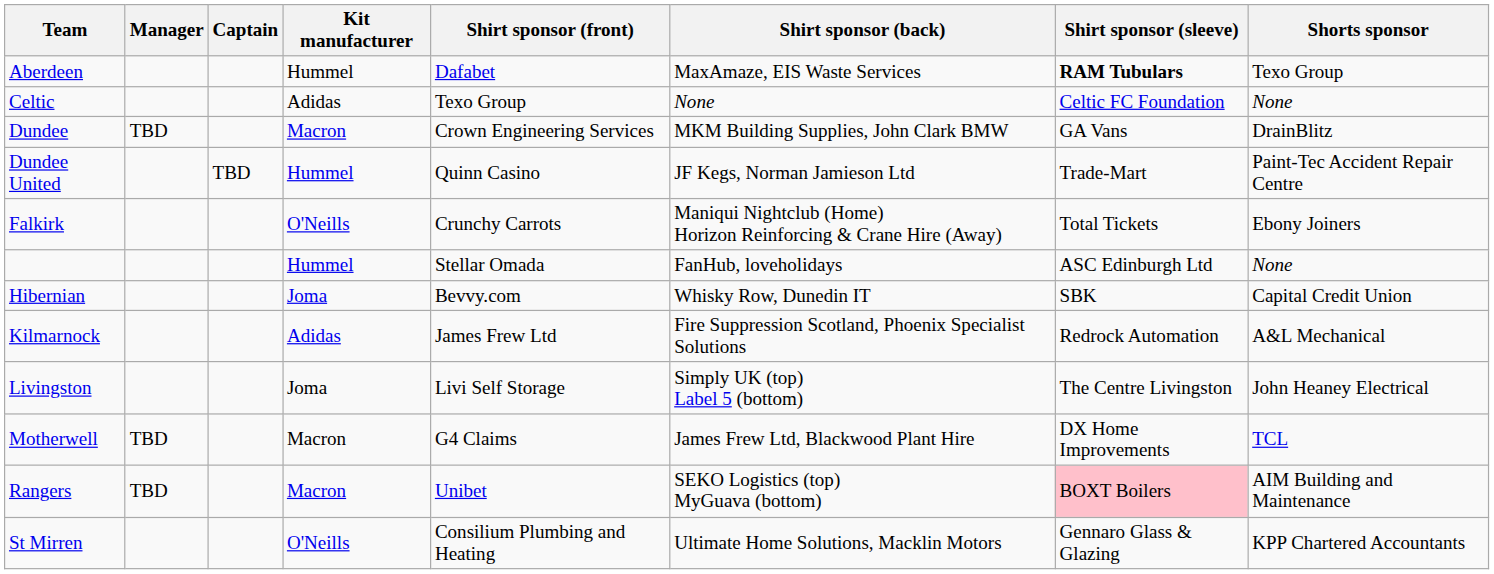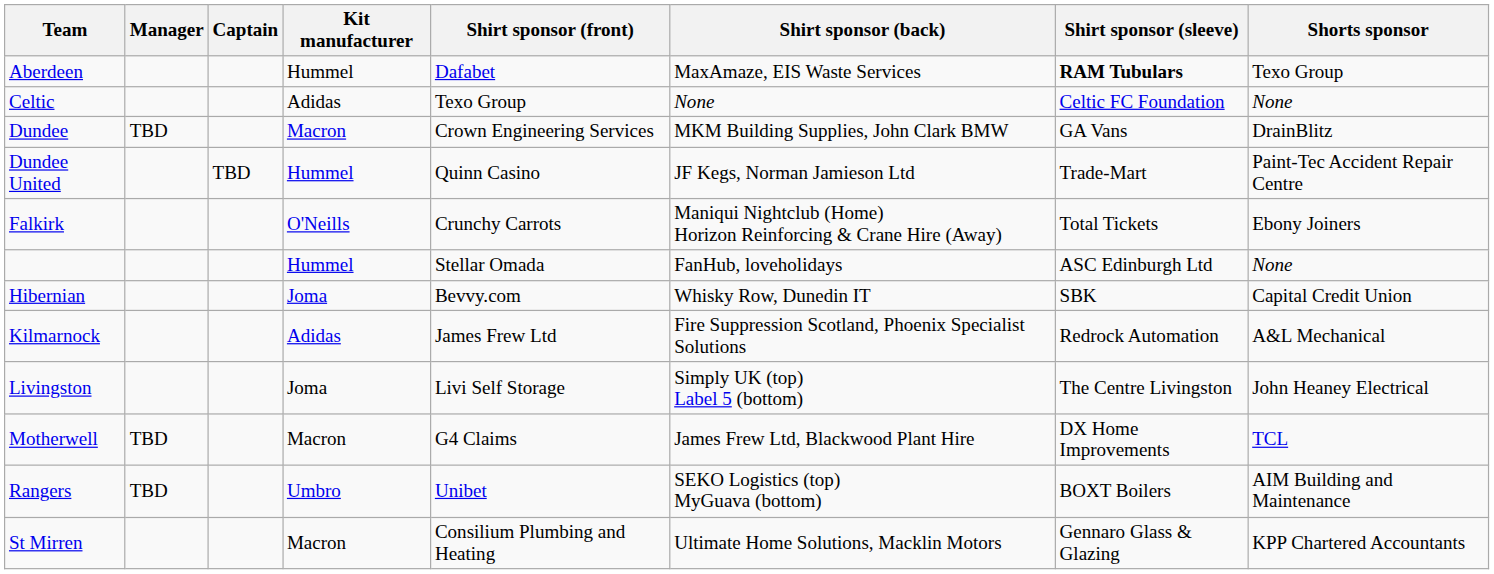(317, 490) Macron -> (314, 490) Umbro
(1115, 490) pink background -> (1115, 490) no background
(318, 542) O'Neills -> (317, 542) Macron
